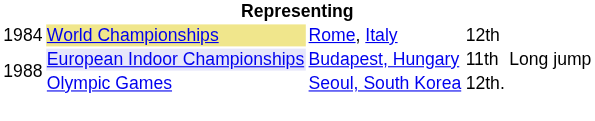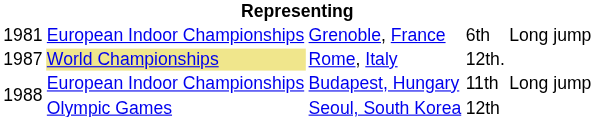+ row: (377, 35)
(23, 35) 1984 -> (23, 59) 1987
(483, 35) 12th -> (485, 59) 12th.
(176, 59) lavender background -> (176, 83) no background
(485, 83) 12th. -> (483, 107) 12th
